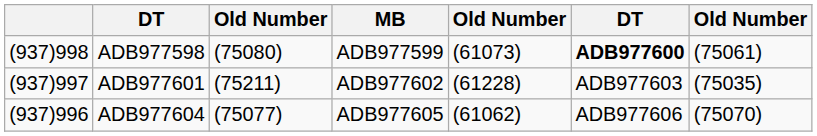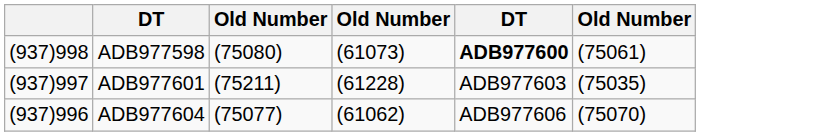- column: (390, 20)
